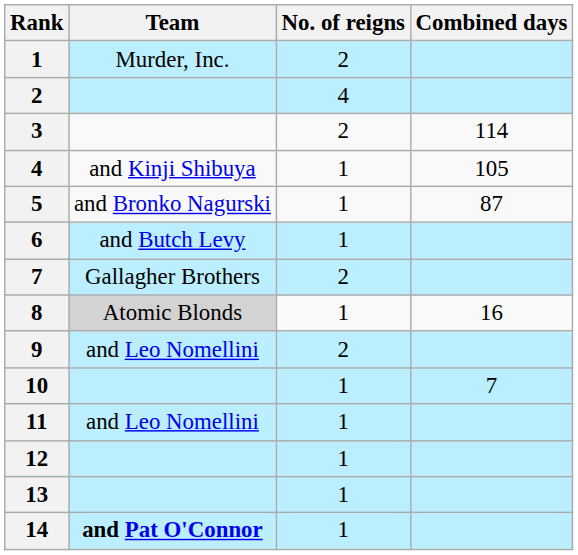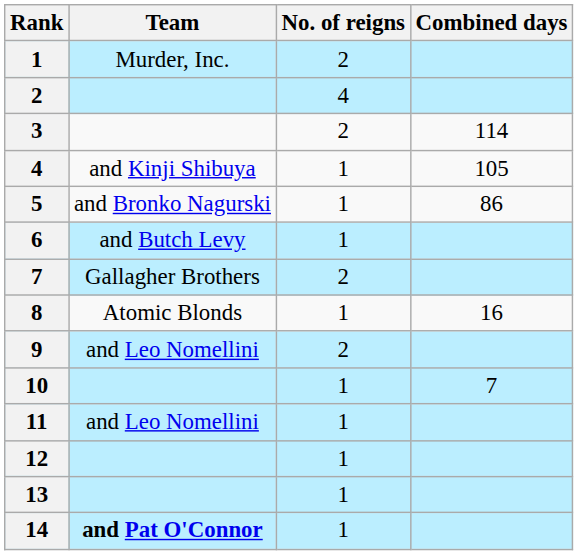(492, 204) 87 -> (492, 204) 86
(172, 312) lightgrey background -> (172, 312) no background
